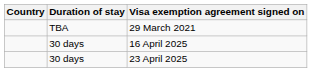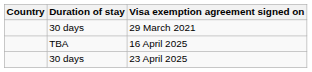(59, 28) TBA -> (67, 28) 30 days
(67, 43) 30 days -> (59, 43) TBA
